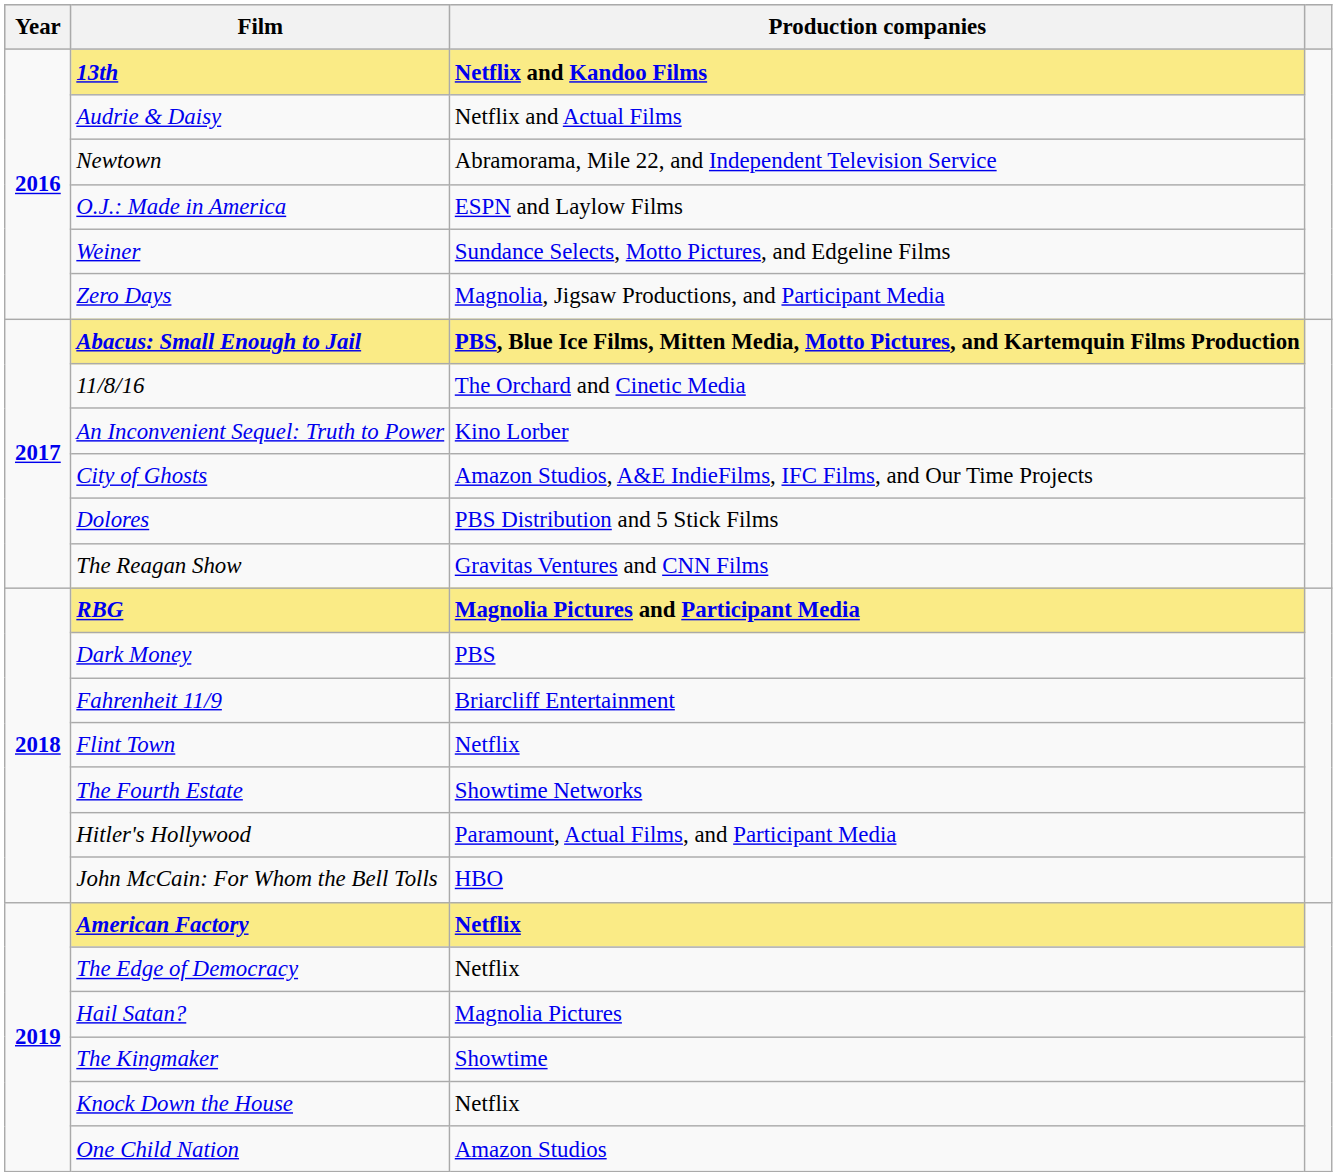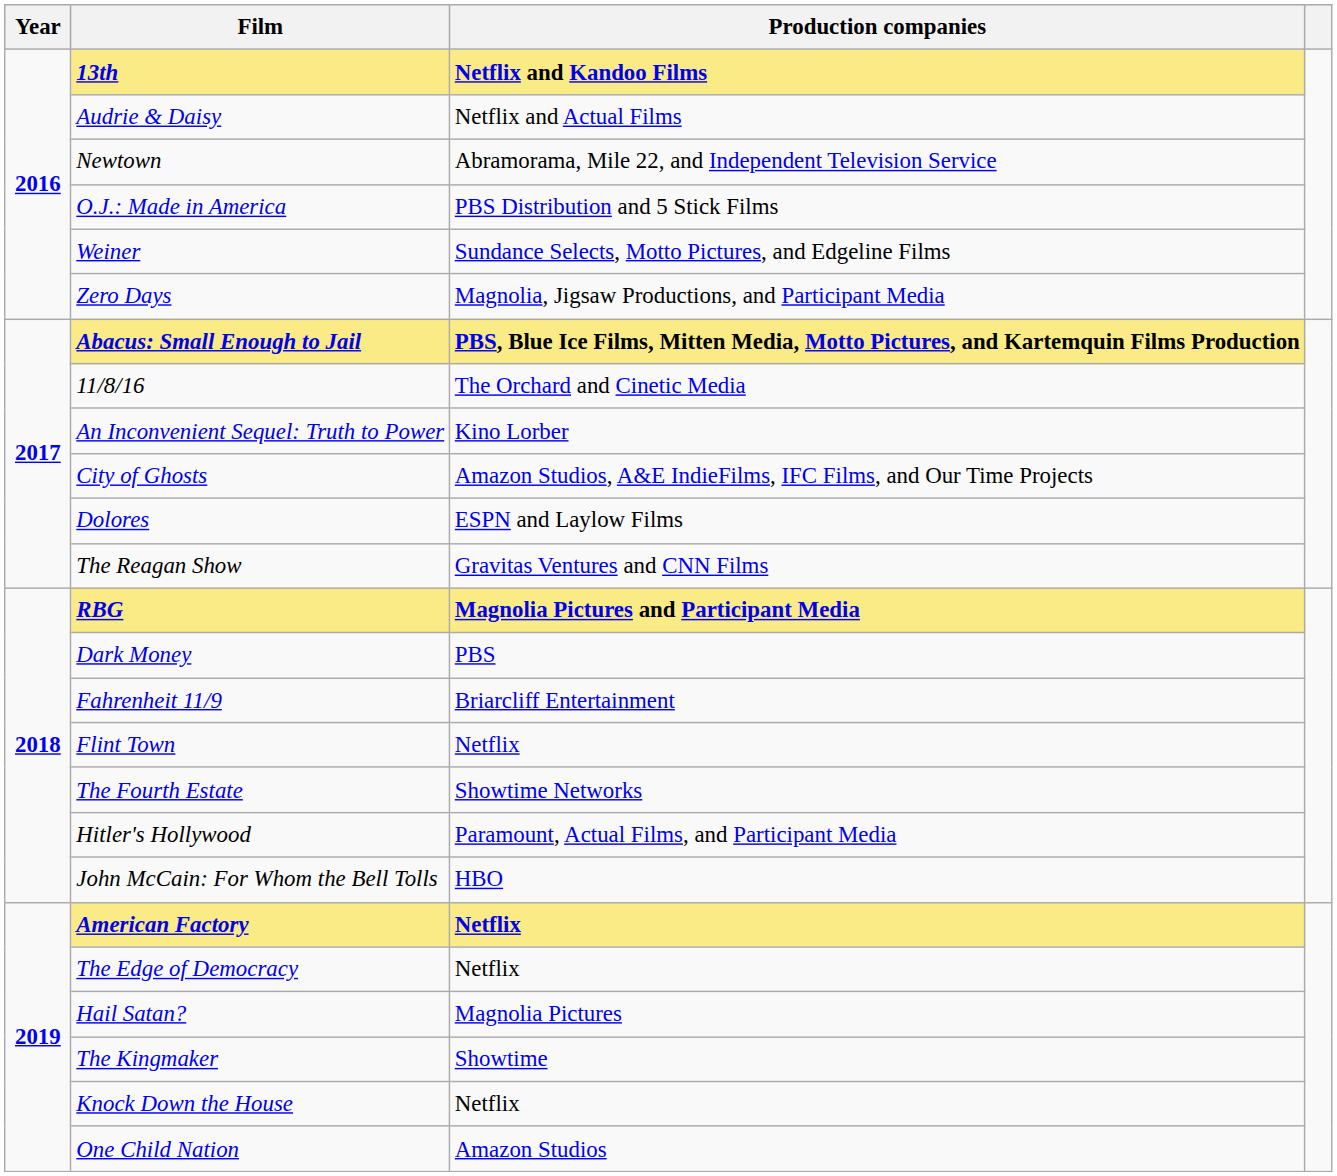(569, 206) ESPN and Laylow Films -> (617, 206) PBS Distribution and 5 Stick Films
(617, 520) PBS Distribution and 5 Stick Films -> (569, 520) ESPN and Laylow Films
